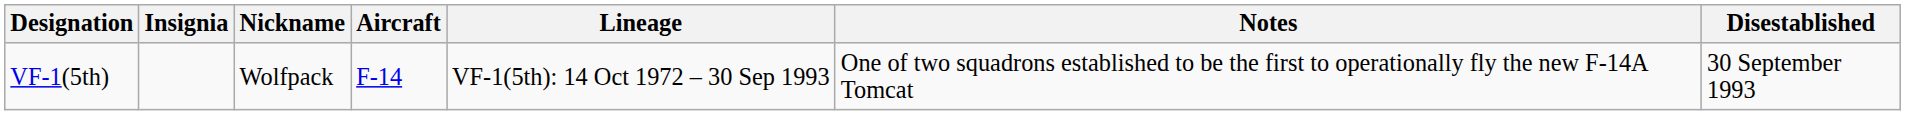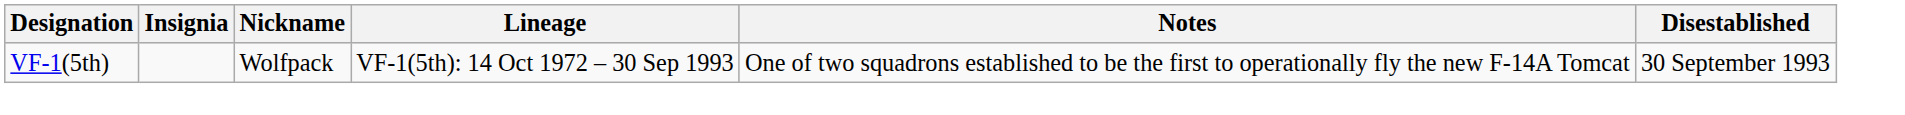- column: (398, 23)
